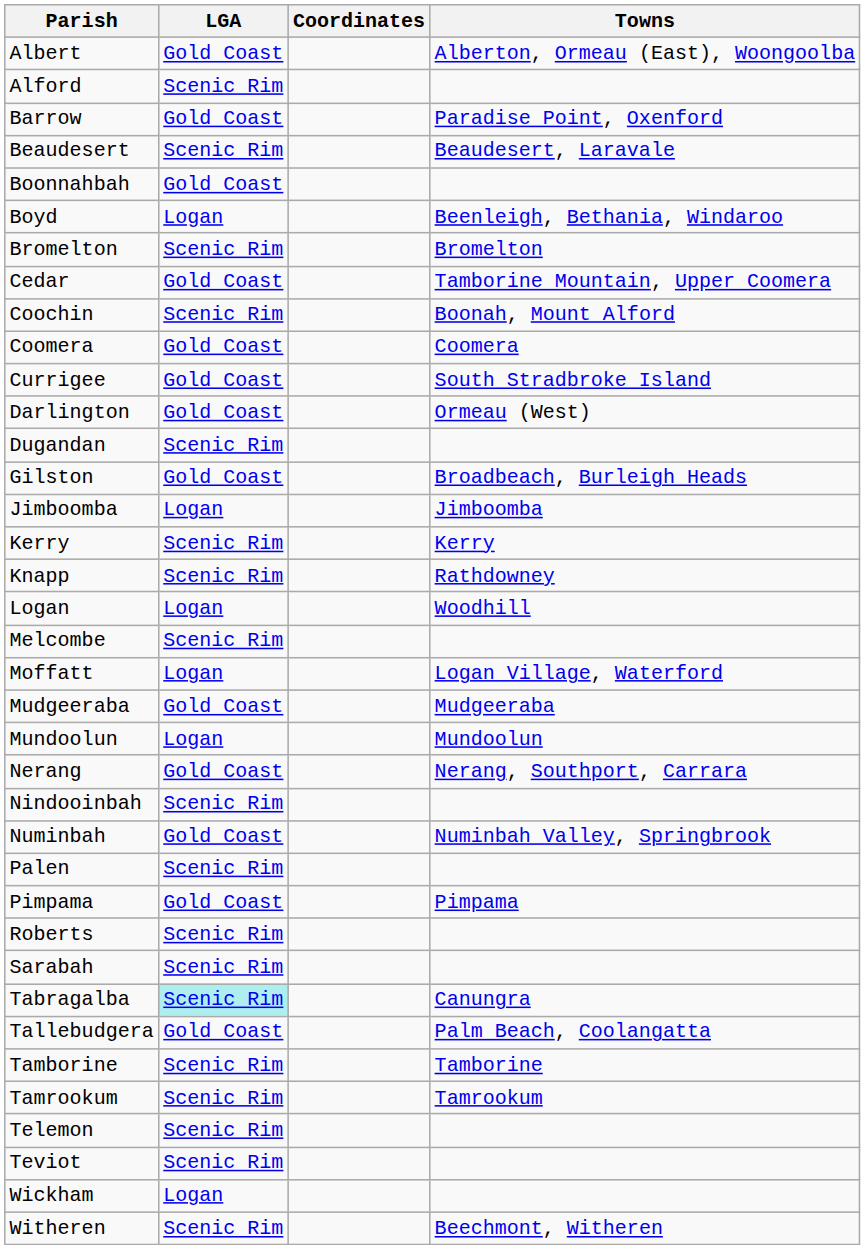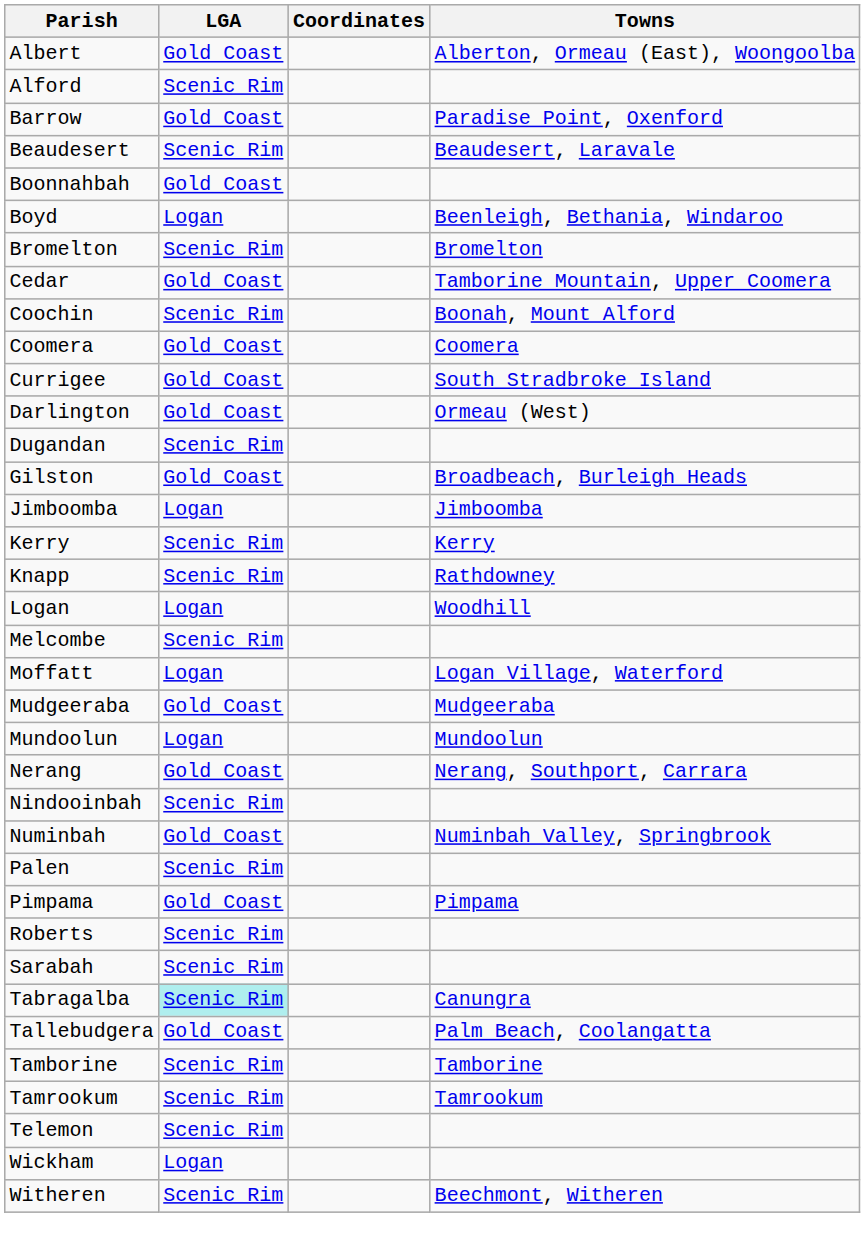- row: (46, 1163)
